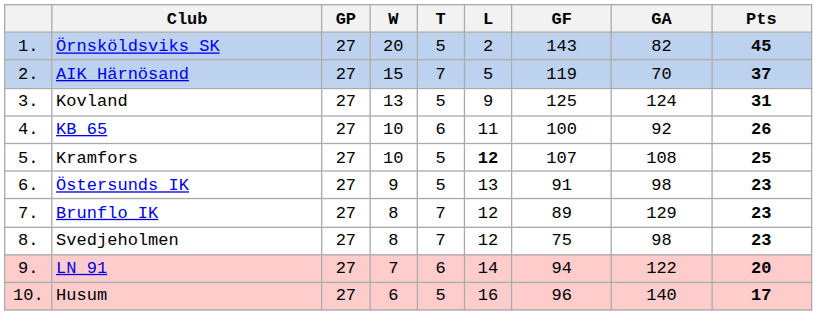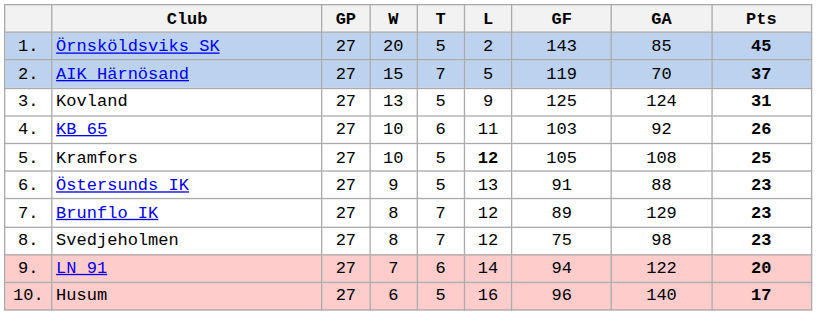(661, 46) 82 -> (661, 46) 85
(562, 130) 100 -> (562, 130) 103
(562, 157) 107 -> (562, 157) 105
(661, 185) 98 -> (661, 185) 88
